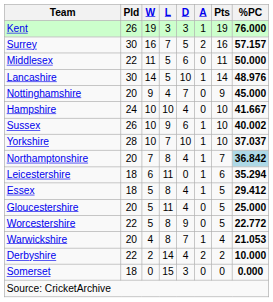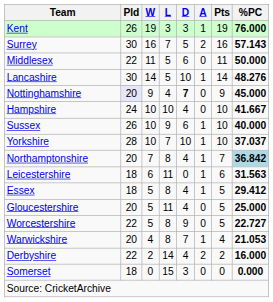(250, 45) 57.157 -> (250, 45) 57.143
(250, 77) 48.976 -> (250, 77) 48.276
(131, 93) no background -> (131, 93) lavender background
(185, 93) normal -> (185, 93) bold
(250, 126) 40.002 -> (250, 126) 40.000
(250, 175) 35.294 -> (250, 175) 31.563
(250, 223) 22.772 -> (250, 223) 22.727
(250, 256) 10.000 -> (250, 256) 16.000
